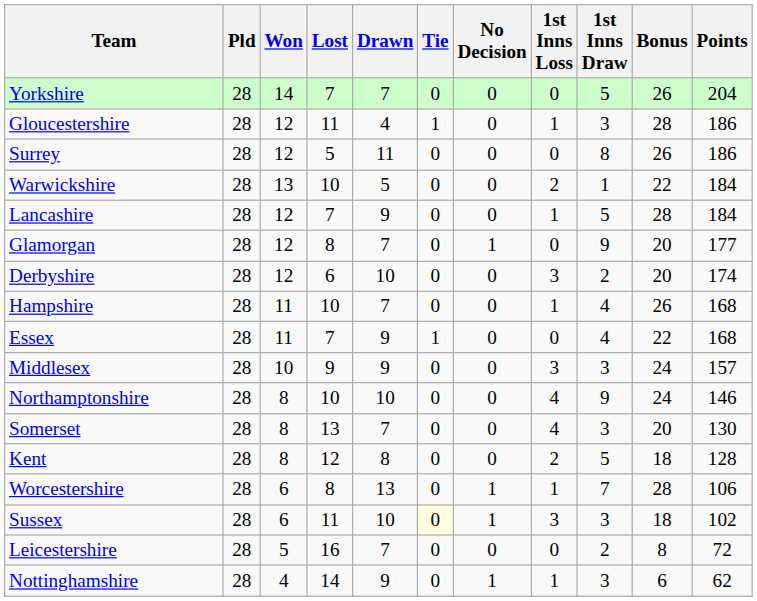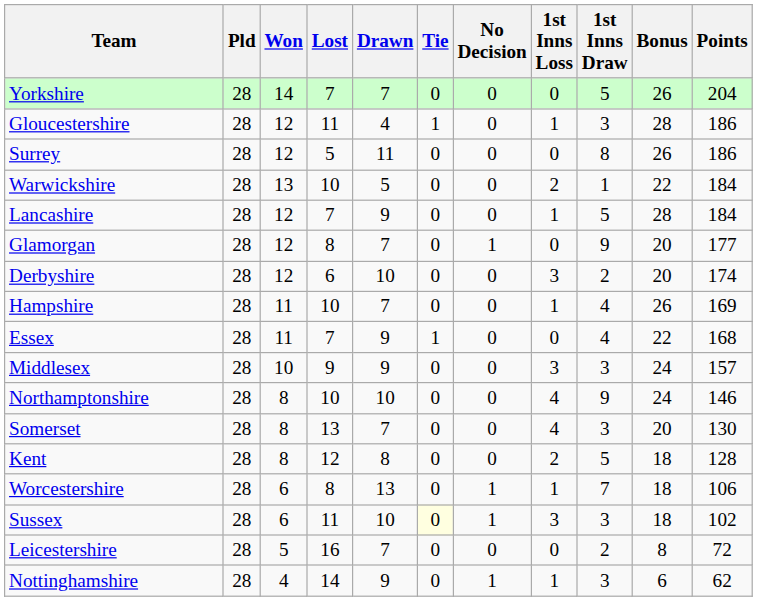(722, 306) 168 -> (722, 306) 169
(662, 489) 28 -> (662, 489) 18
